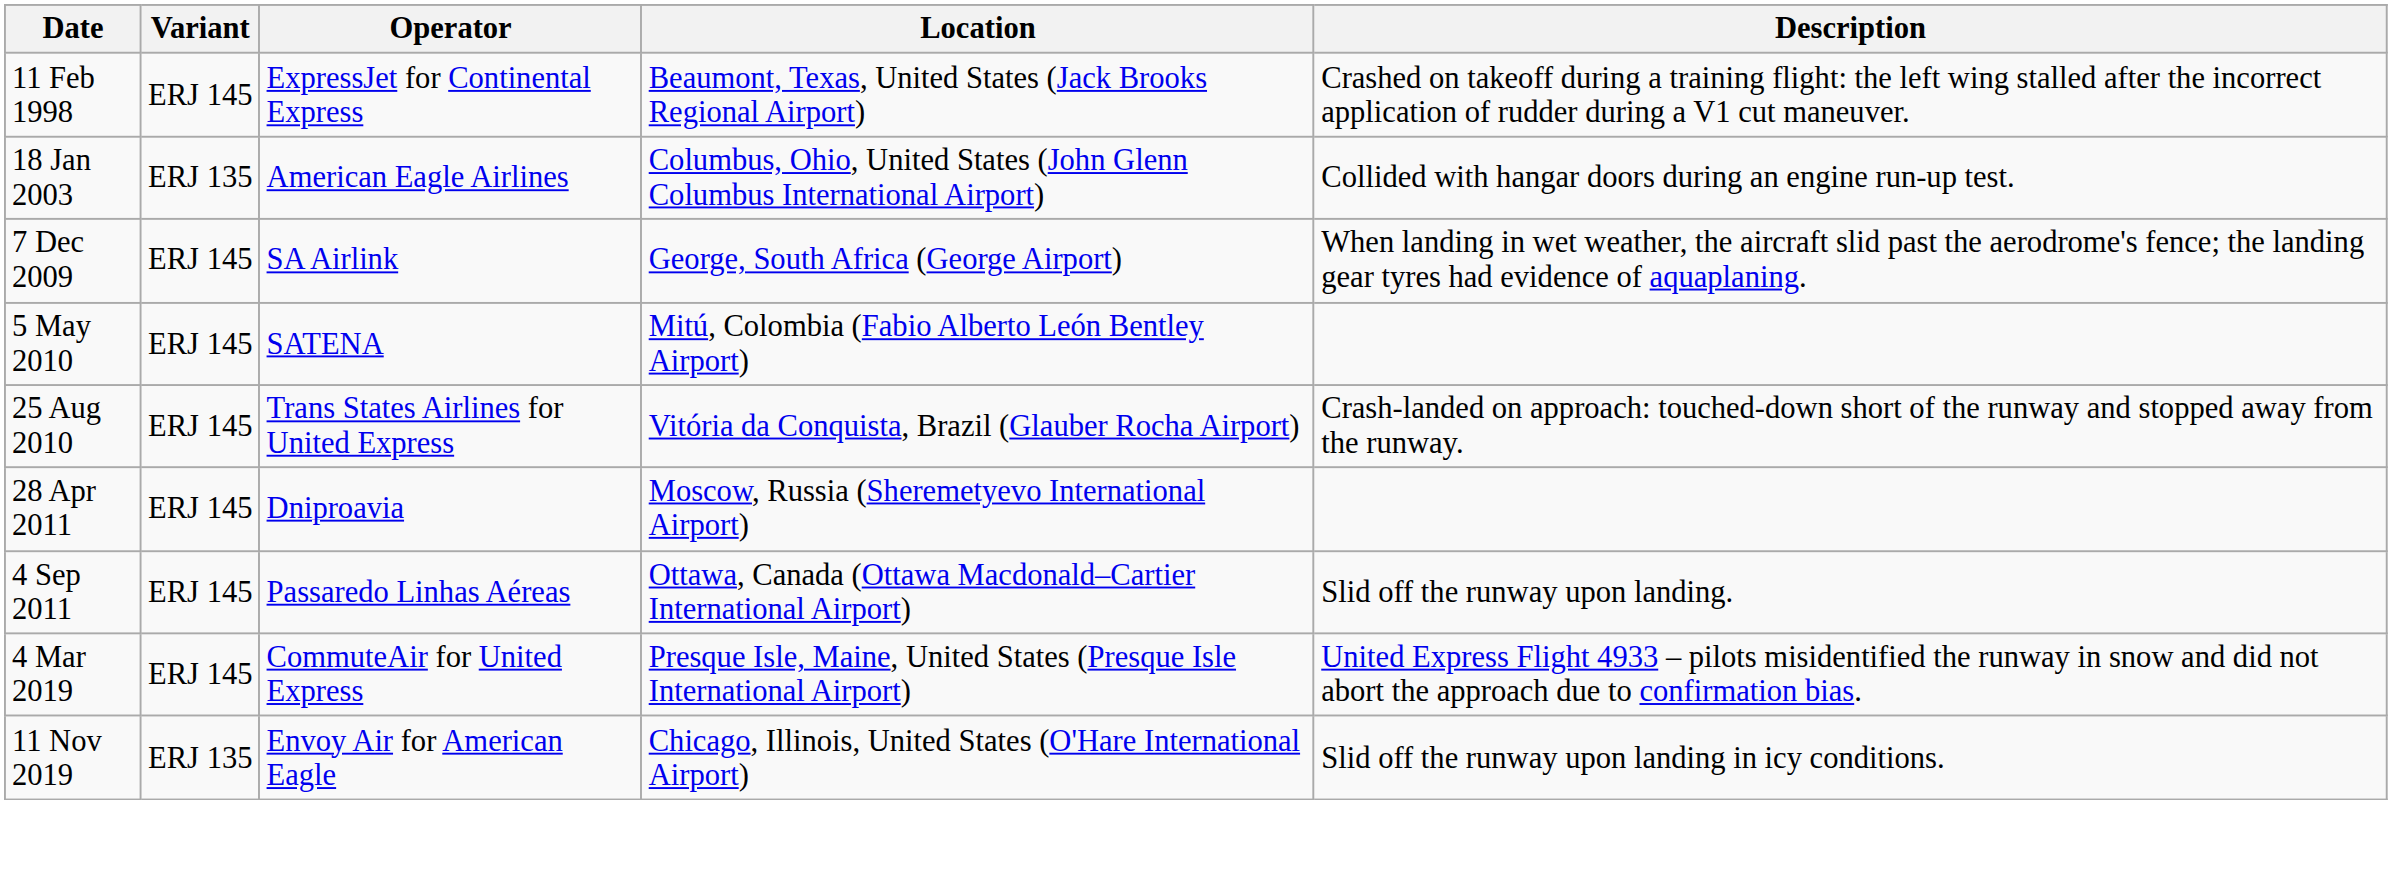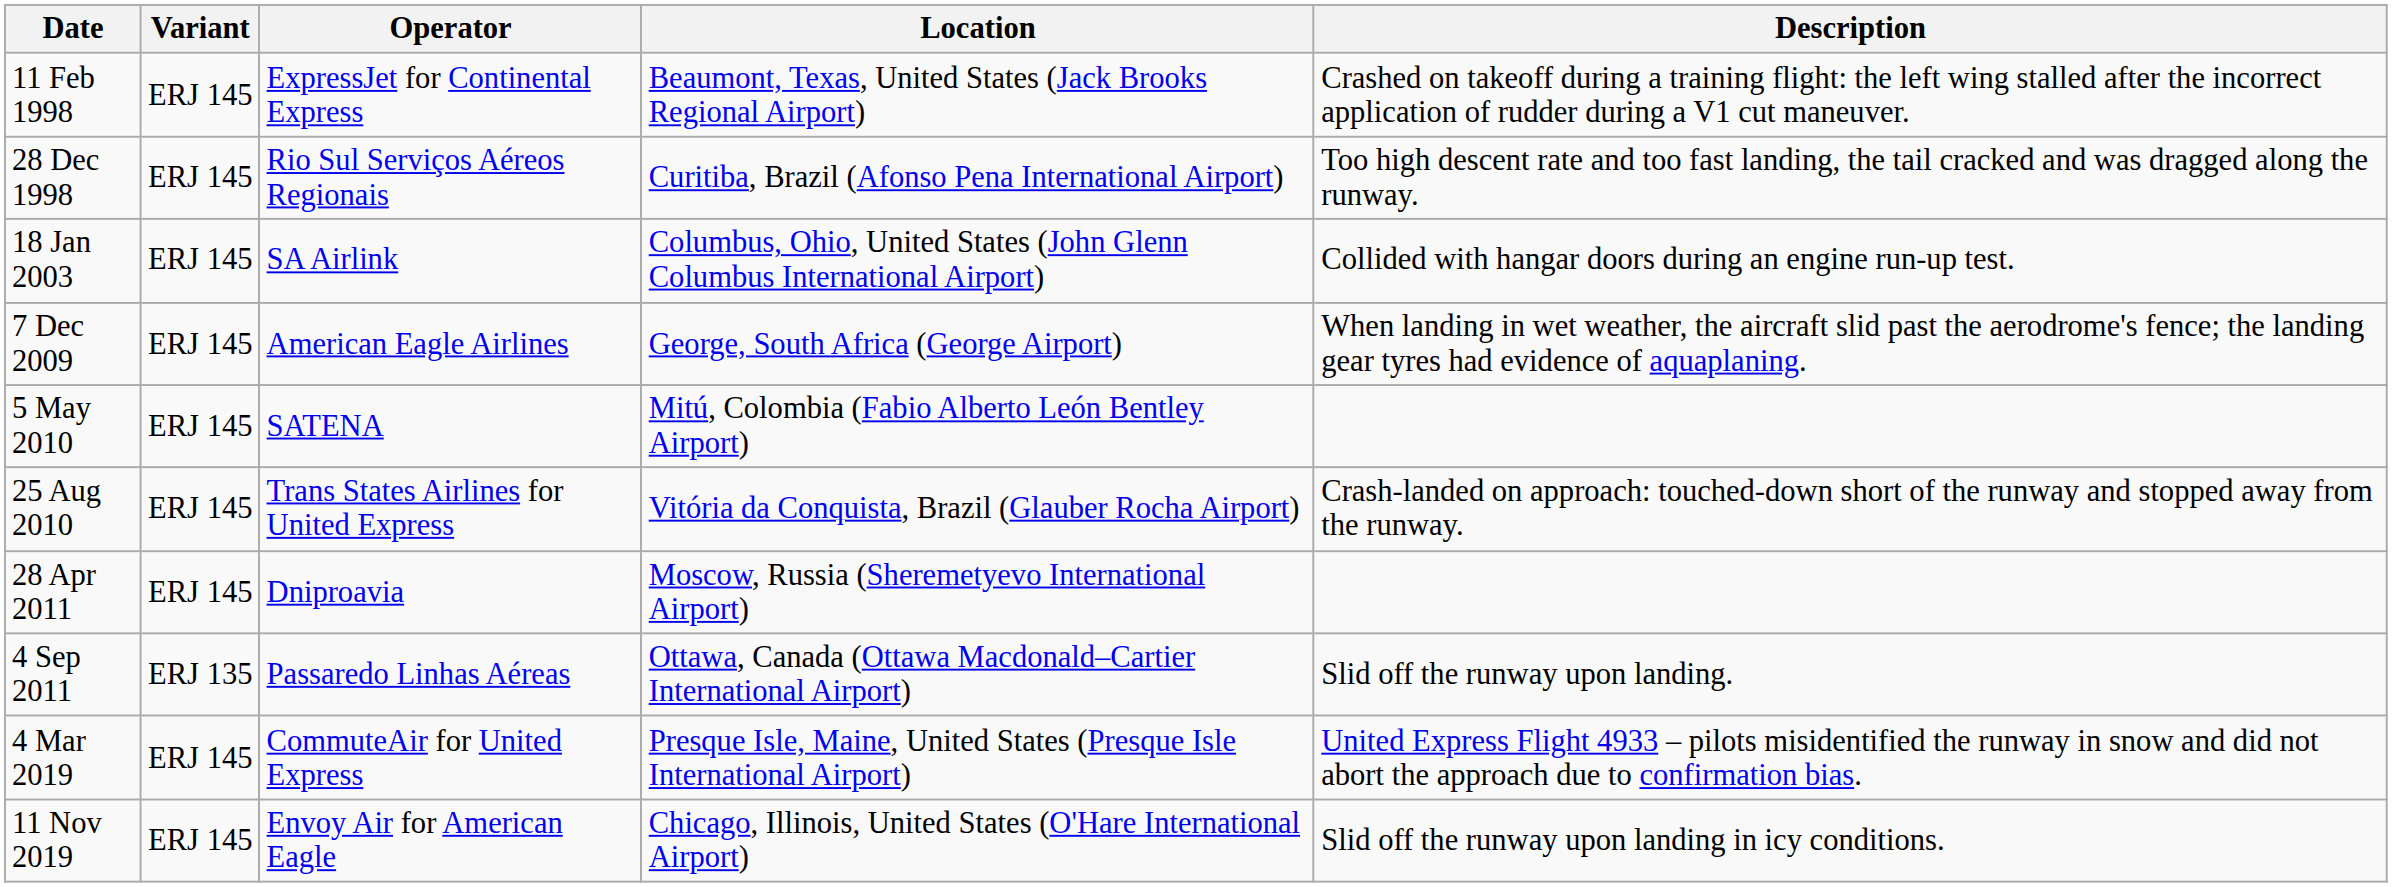+ row: (56, 177)
(200, 177) ERJ 135 -> (200, 260) ERJ 145
(418, 177) American Eagle Airlines -> (332, 260) SA Airlink
(332, 260) SA Airlink -> (418, 342) American Eagle Airlines
(200, 591) ERJ 145 -> (200, 674) ERJ 135
(200, 757) ERJ 135 -> (200, 840) ERJ 145
